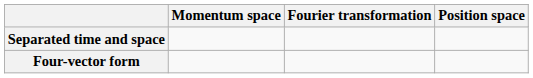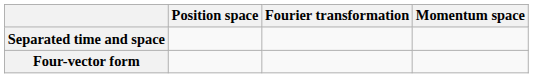columns swapped: (482, 15) <-> (226, 15)
